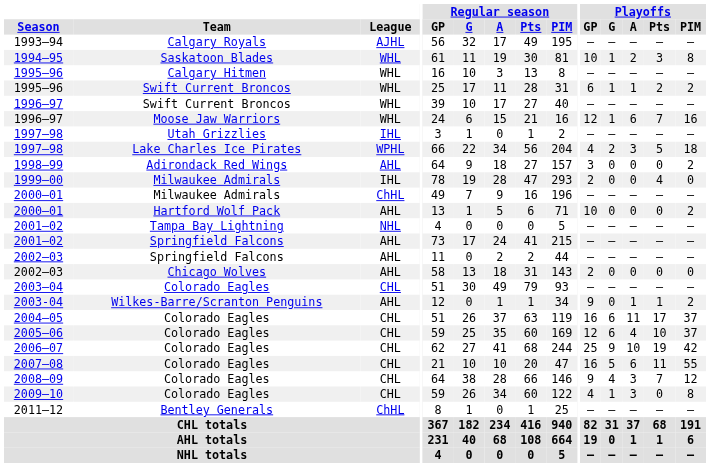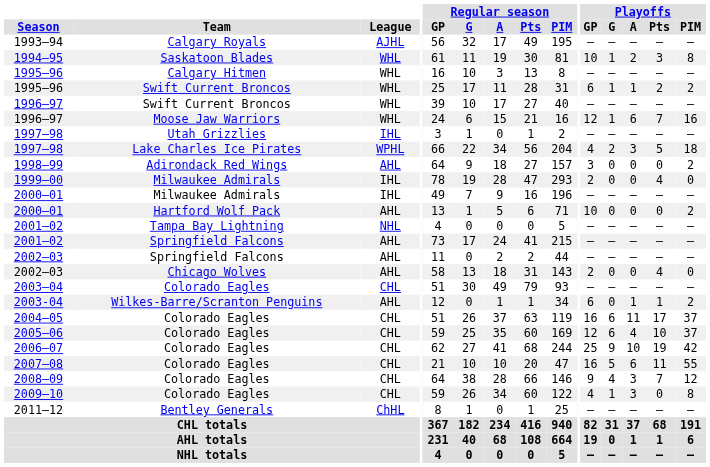(390, 195) ChHL -> (390, 195) IHL
(659, 272) 0 -> (659, 272) 4
(590, 302) 9 -> (590, 302) 6
